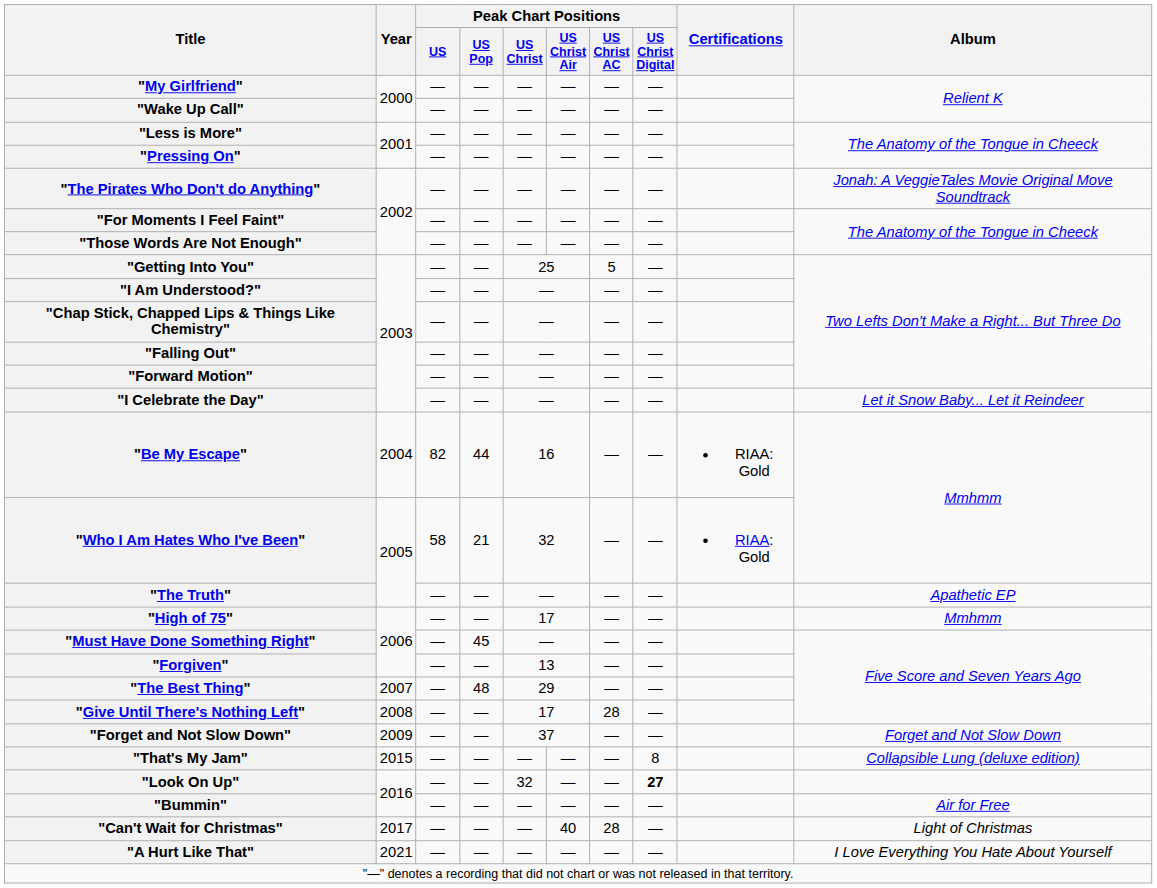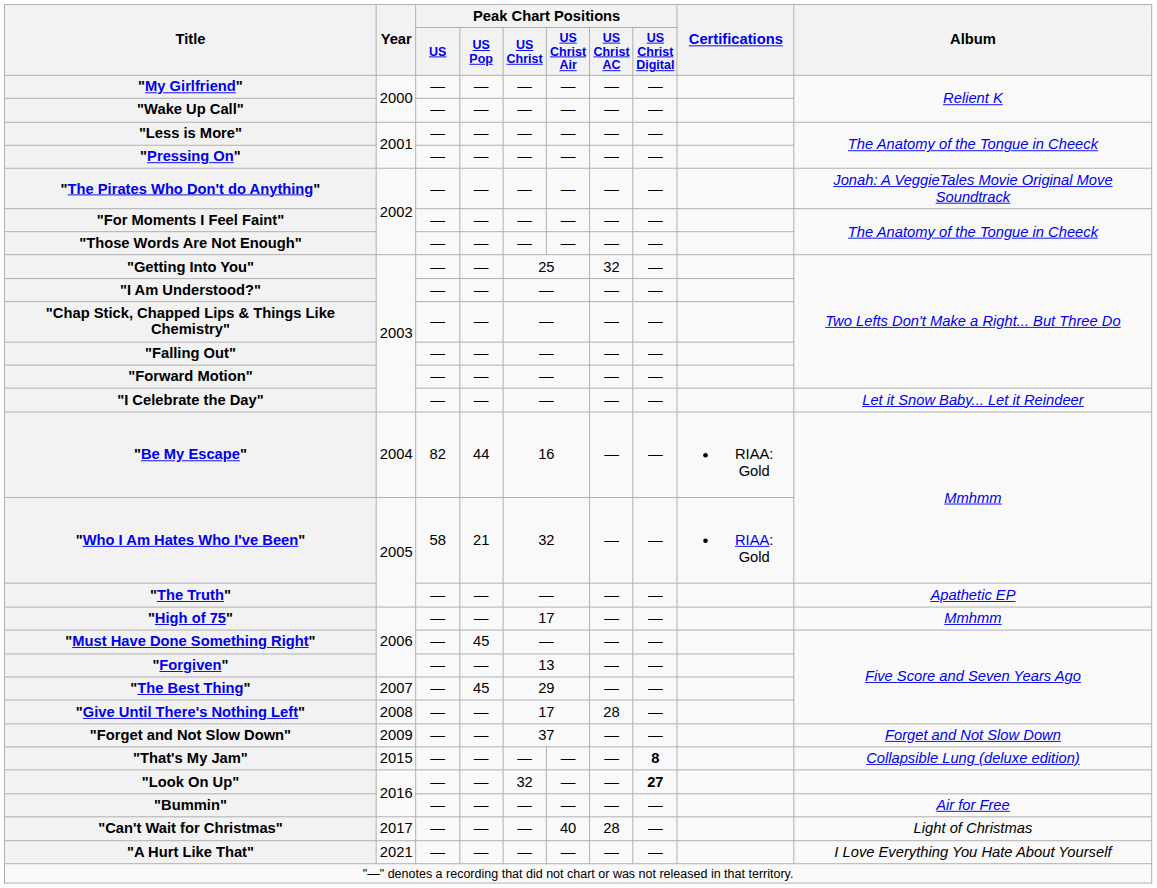(612, 266) 5 -> (612, 266) 32
(481, 688) 48 -> (481, 688) 45
(655, 758) normal -> (655, 758) bold
